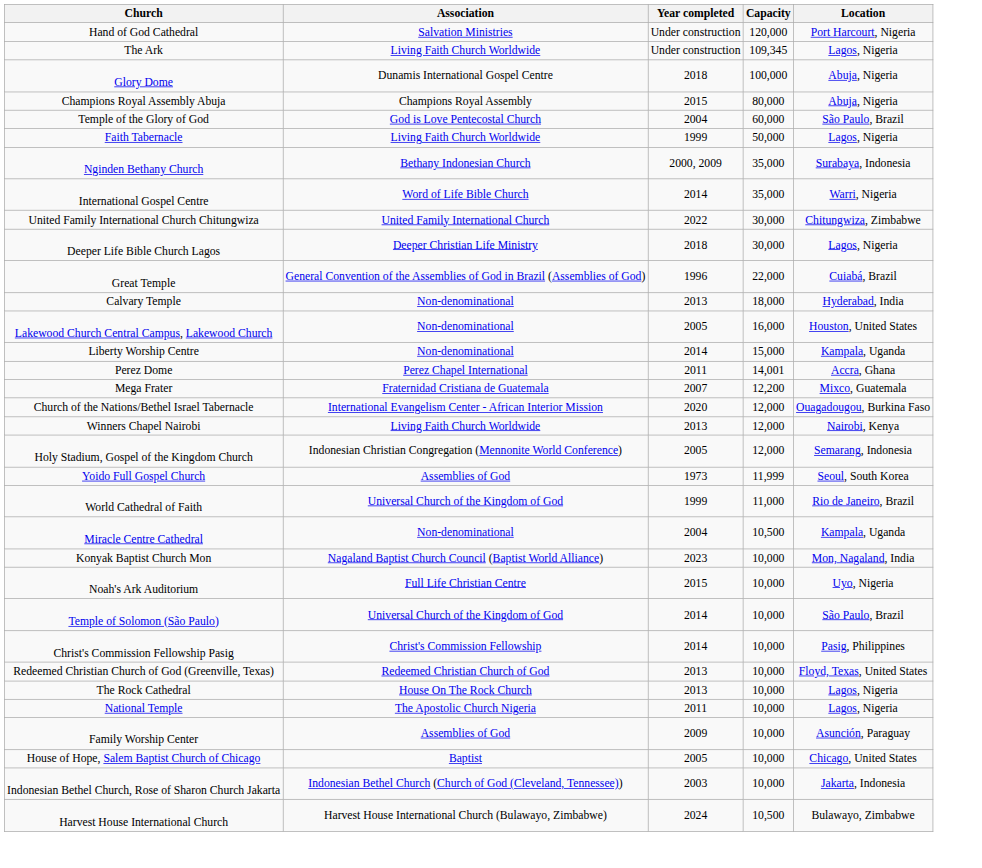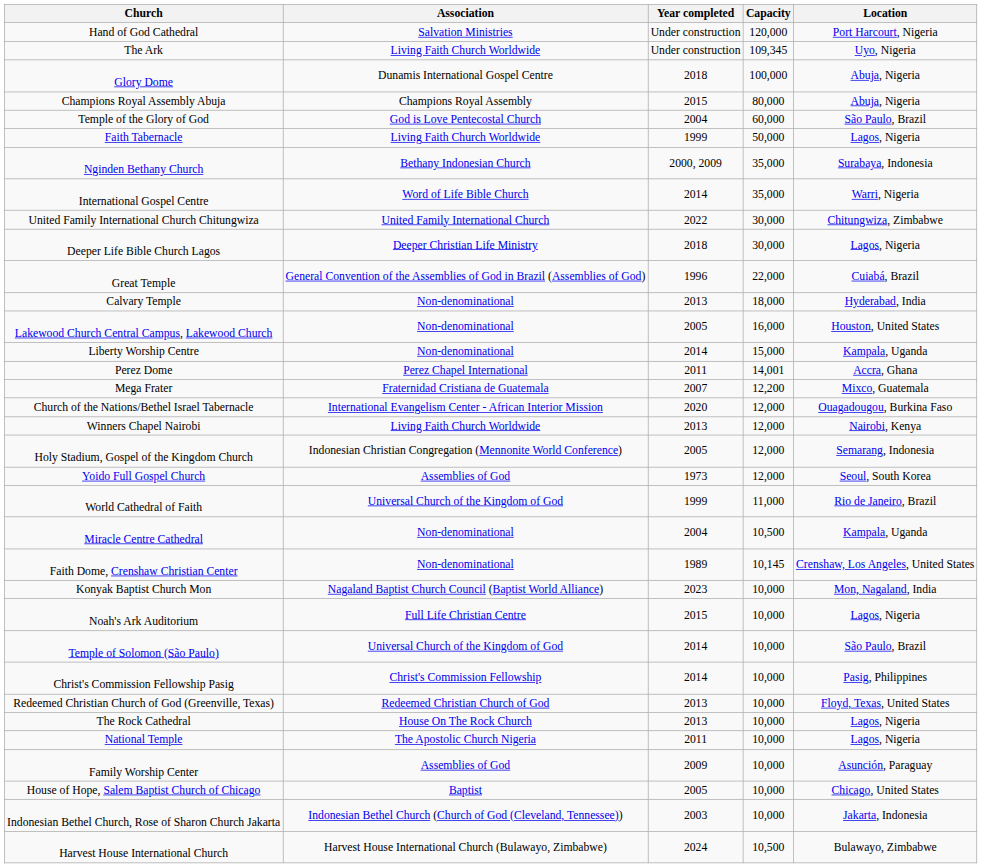(863, 50) Lagos, Nigeria -> (885, 50) Uyo, Nigeria
(768, 476) 11,999 -> (768, 476) 12,000
+ row: (144, 571)
(863, 583) Uyo, Nigeria -> (885, 614) Lagos, Nigeria
